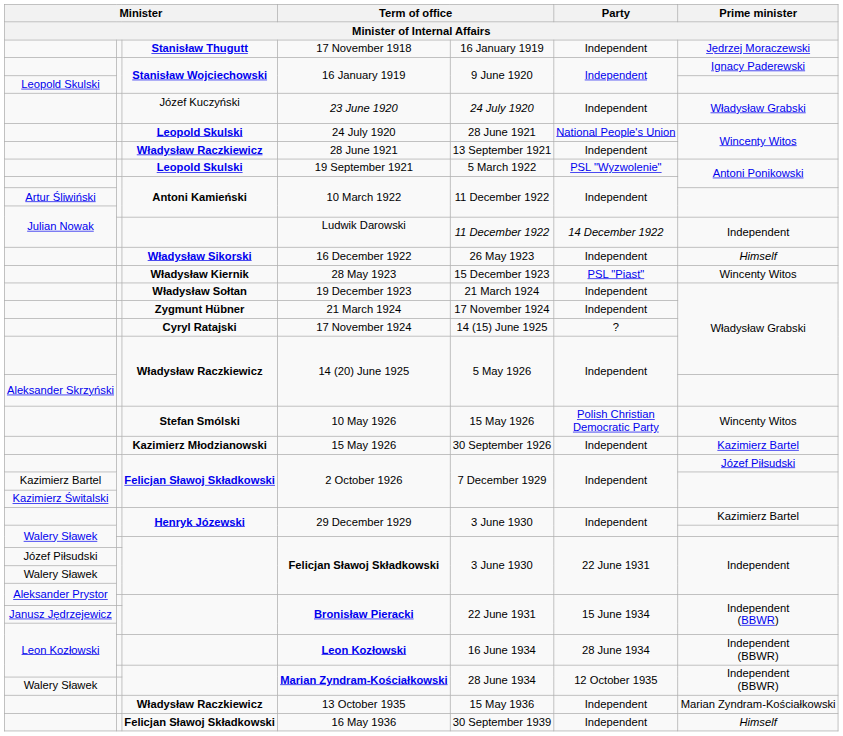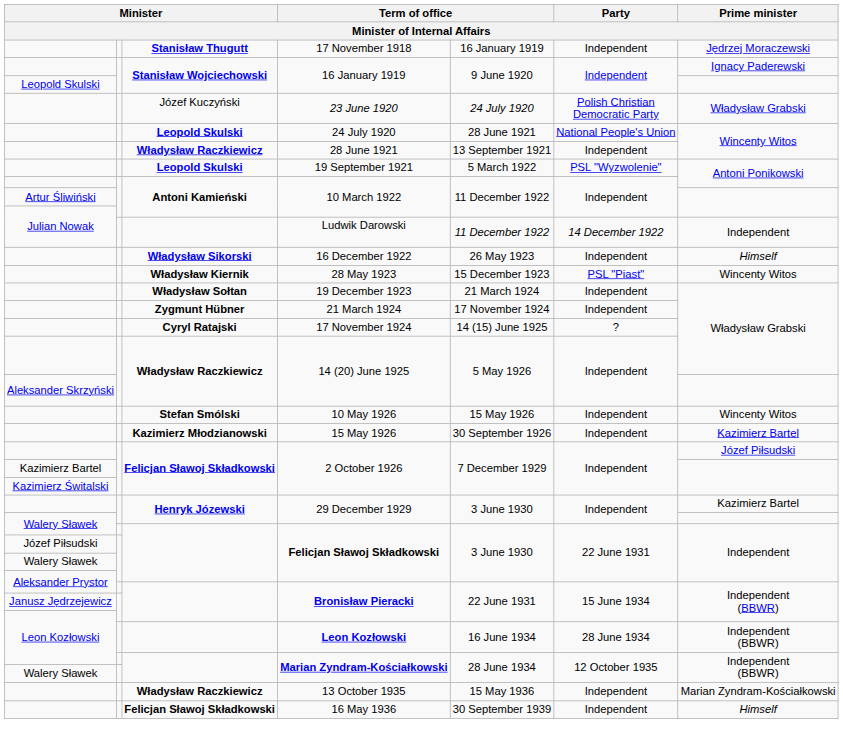(616, 108) Independent -> (616, 108) Polish Christian Democratic Party
(616, 421) Polish Christian Democratic Party -> (616, 415) Independent
